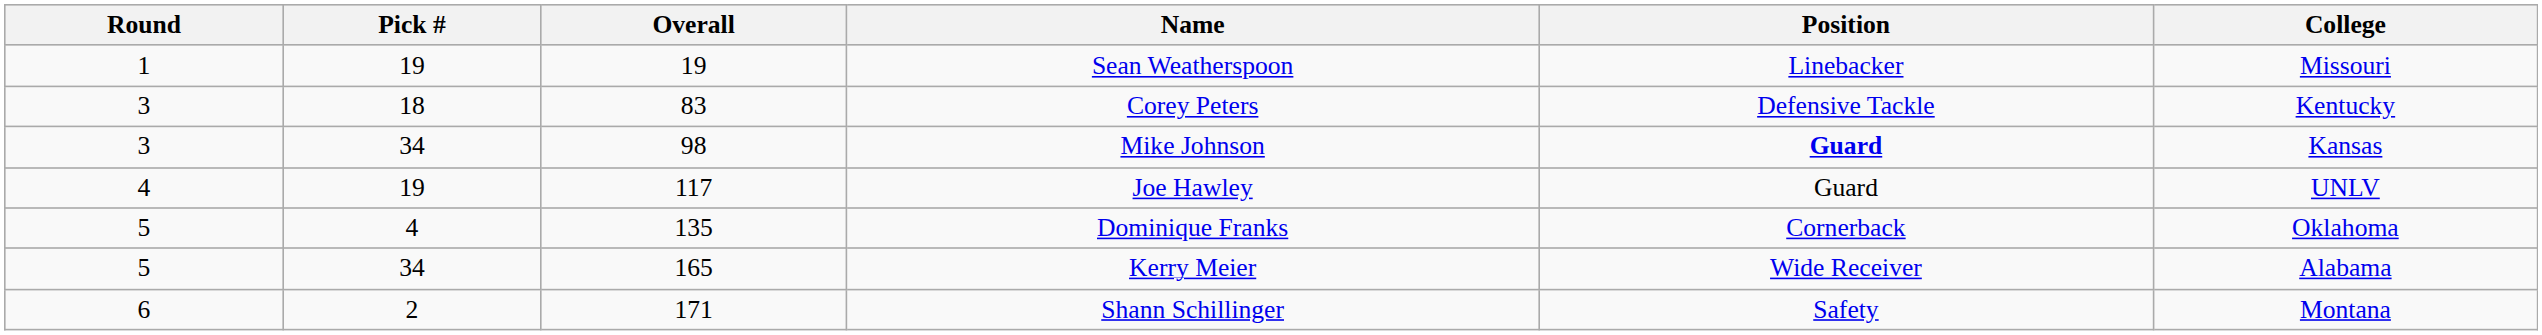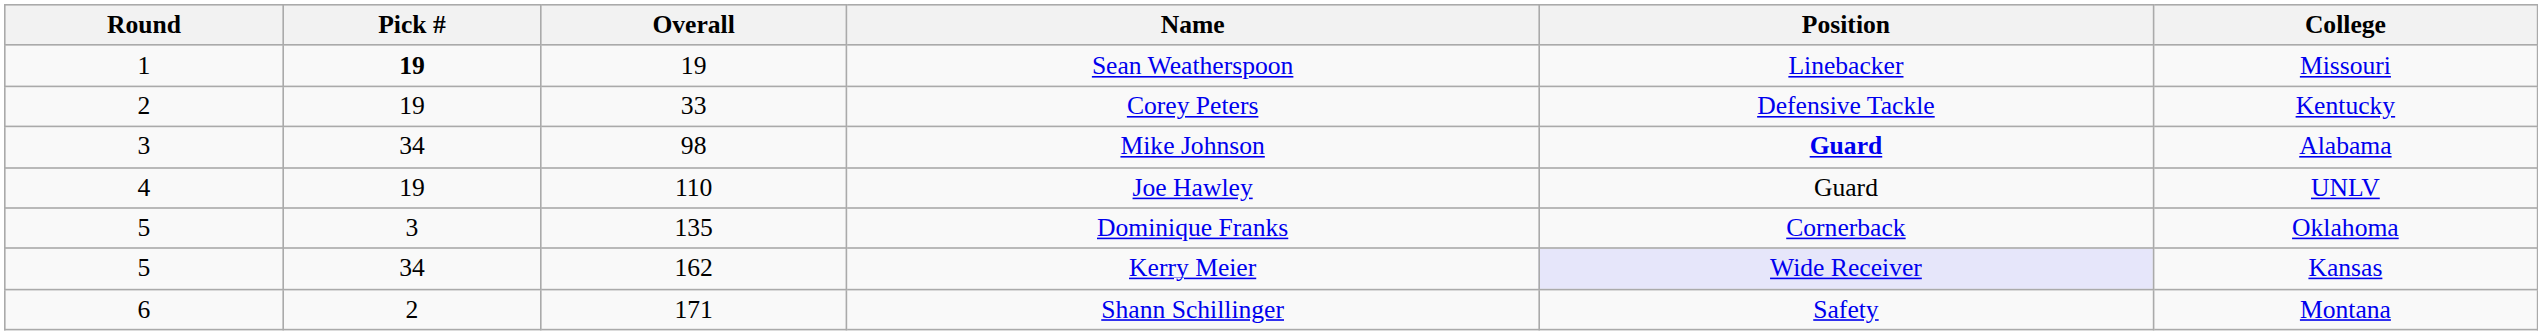(412, 65) normal -> (412, 65) bold
(144, 106) 3 -> (144, 106) 2
(412, 106) 18 -> (412, 106) 19
(694, 106) 83 -> (694, 106) 33
(2345, 146) Kansas -> (2345, 146) Alabama
(694, 187) 117 -> (694, 187) 110
(412, 227) 4 -> (412, 227) 3
(694, 268) 165 -> (694, 268) 162
(1846, 268) no background -> (1846, 268) lavender background
(2345, 268) Alabama -> (2345, 268) Kansas
